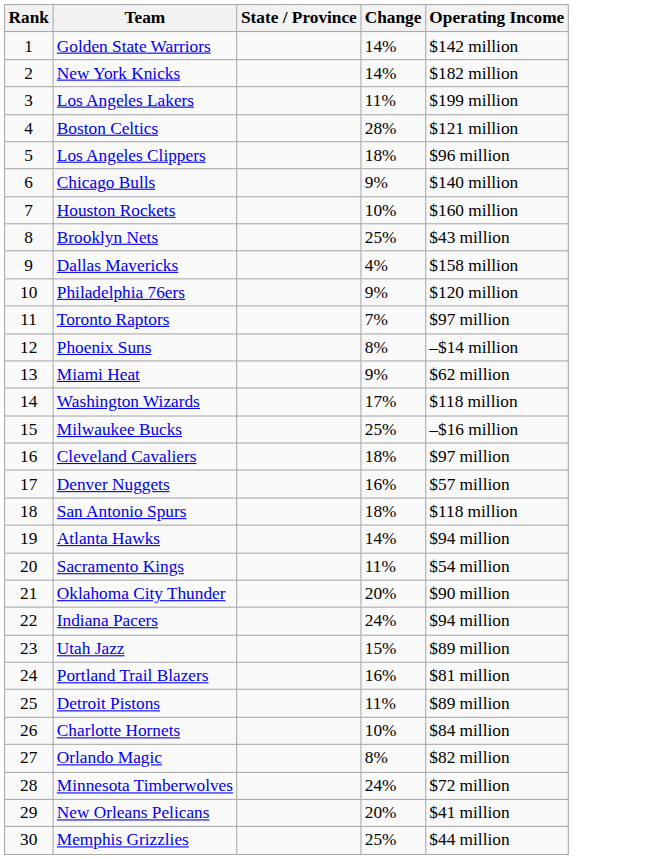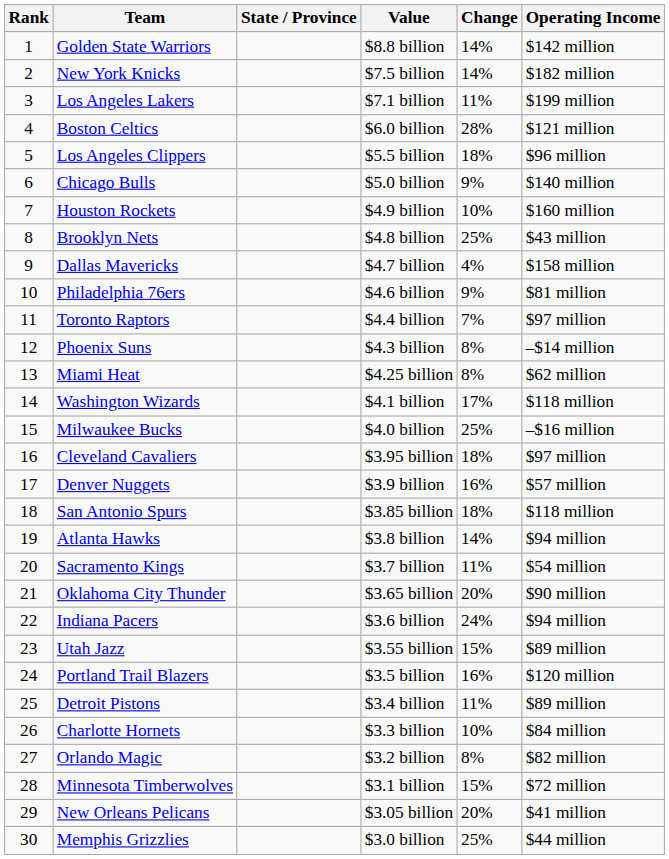+ column: (409, 18)
(474, 292) $120 million -> (566, 292) $81 million
(376, 374) 9% -> (473, 374) 8%
(469, 675) $81 million -> (570, 675) $120 million
(381, 785) 24% -> (477, 785) 15%
